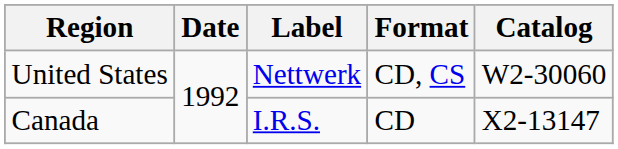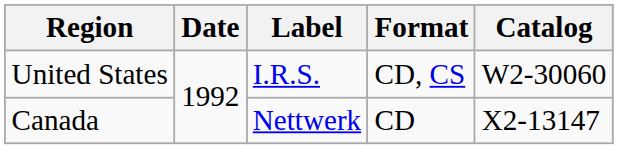(307, 73) Nettwerk -> (286, 73) I.R.S.
(286, 119) I.R.S. -> (307, 119) Nettwerk
